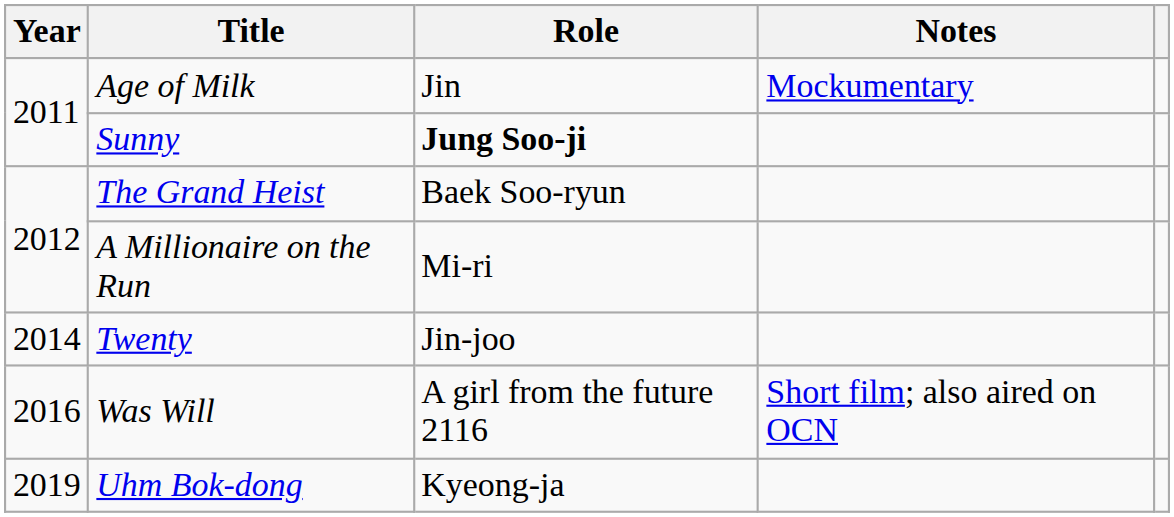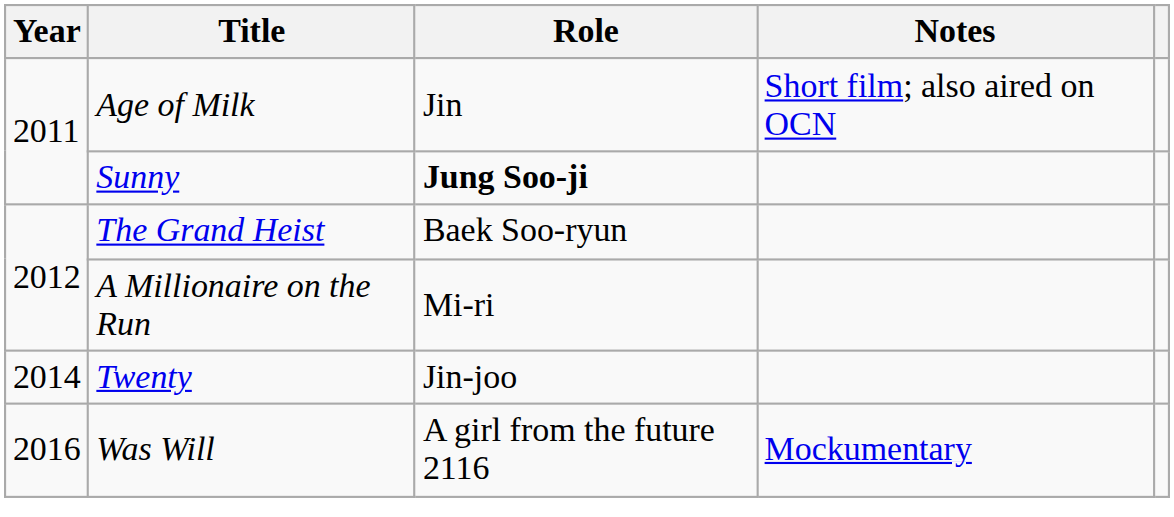(870, 85) Mockumentary -> (929, 104) Short film; also aired on OCN
(931, 411) Short film; also aired on OCN -> (868, 449) Mockumentary
- row: (200, 484)
